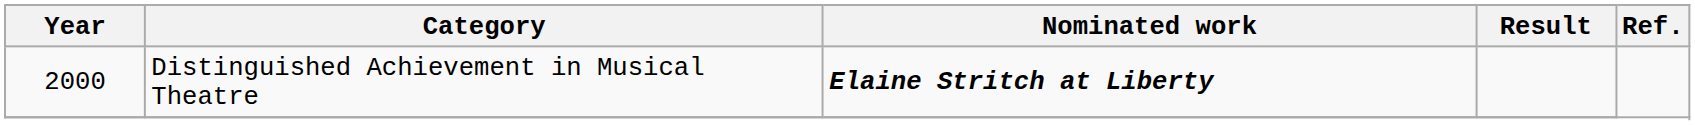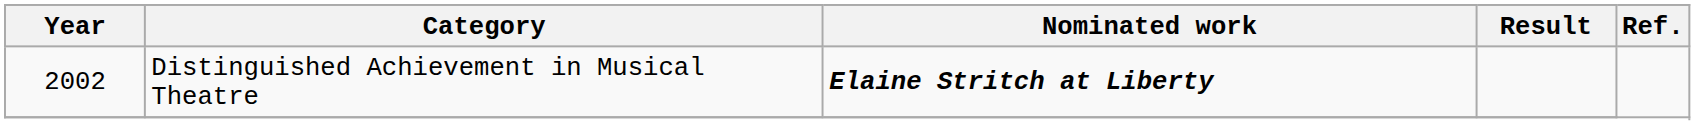(75, 82) 2000 -> (75, 82) 2002
